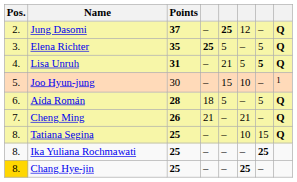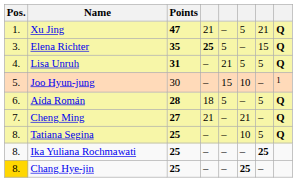+ row: (47, 30)
- row: (59, 30)
(261, 47) 5 -> (263, 47) 15
(261, 64) bold -> (261, 64) normal
(175, 117) 26 -> (175, 117) 27
(263, 134) 15 -> (261, 134) 5
